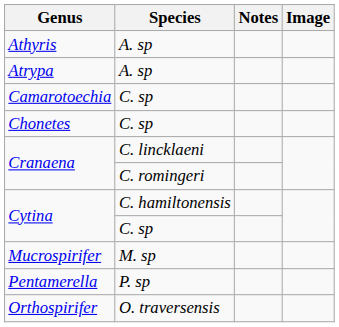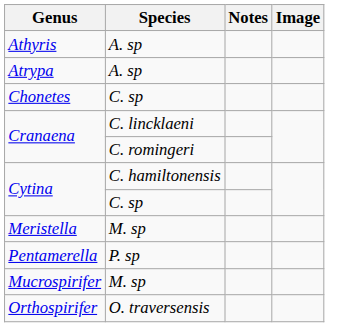- row: (60, 96)
+ row: (43, 228)
rows swapped: (55, 255) <-> (53, 281)
